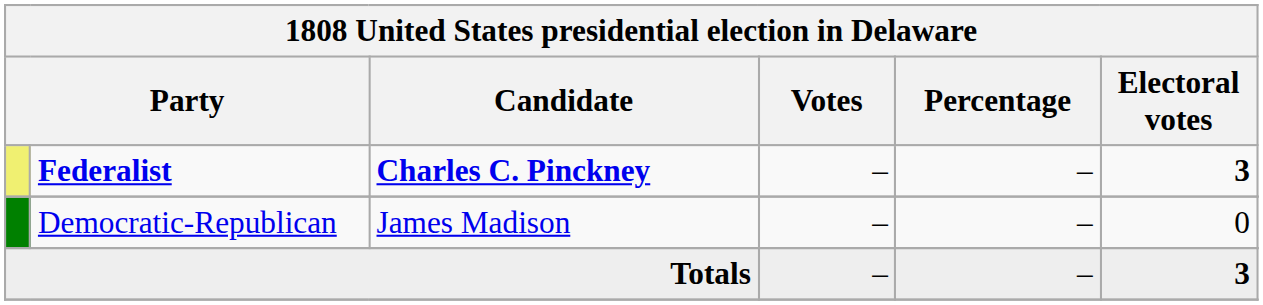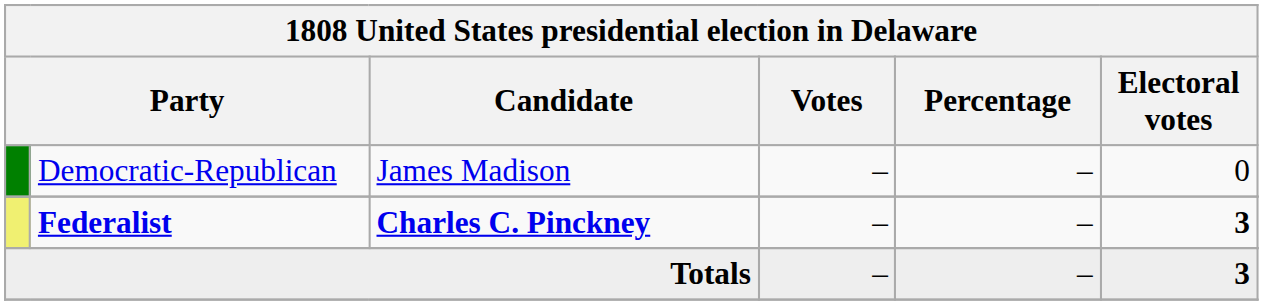rows swapped: (105, 170) <-> (187, 222)
